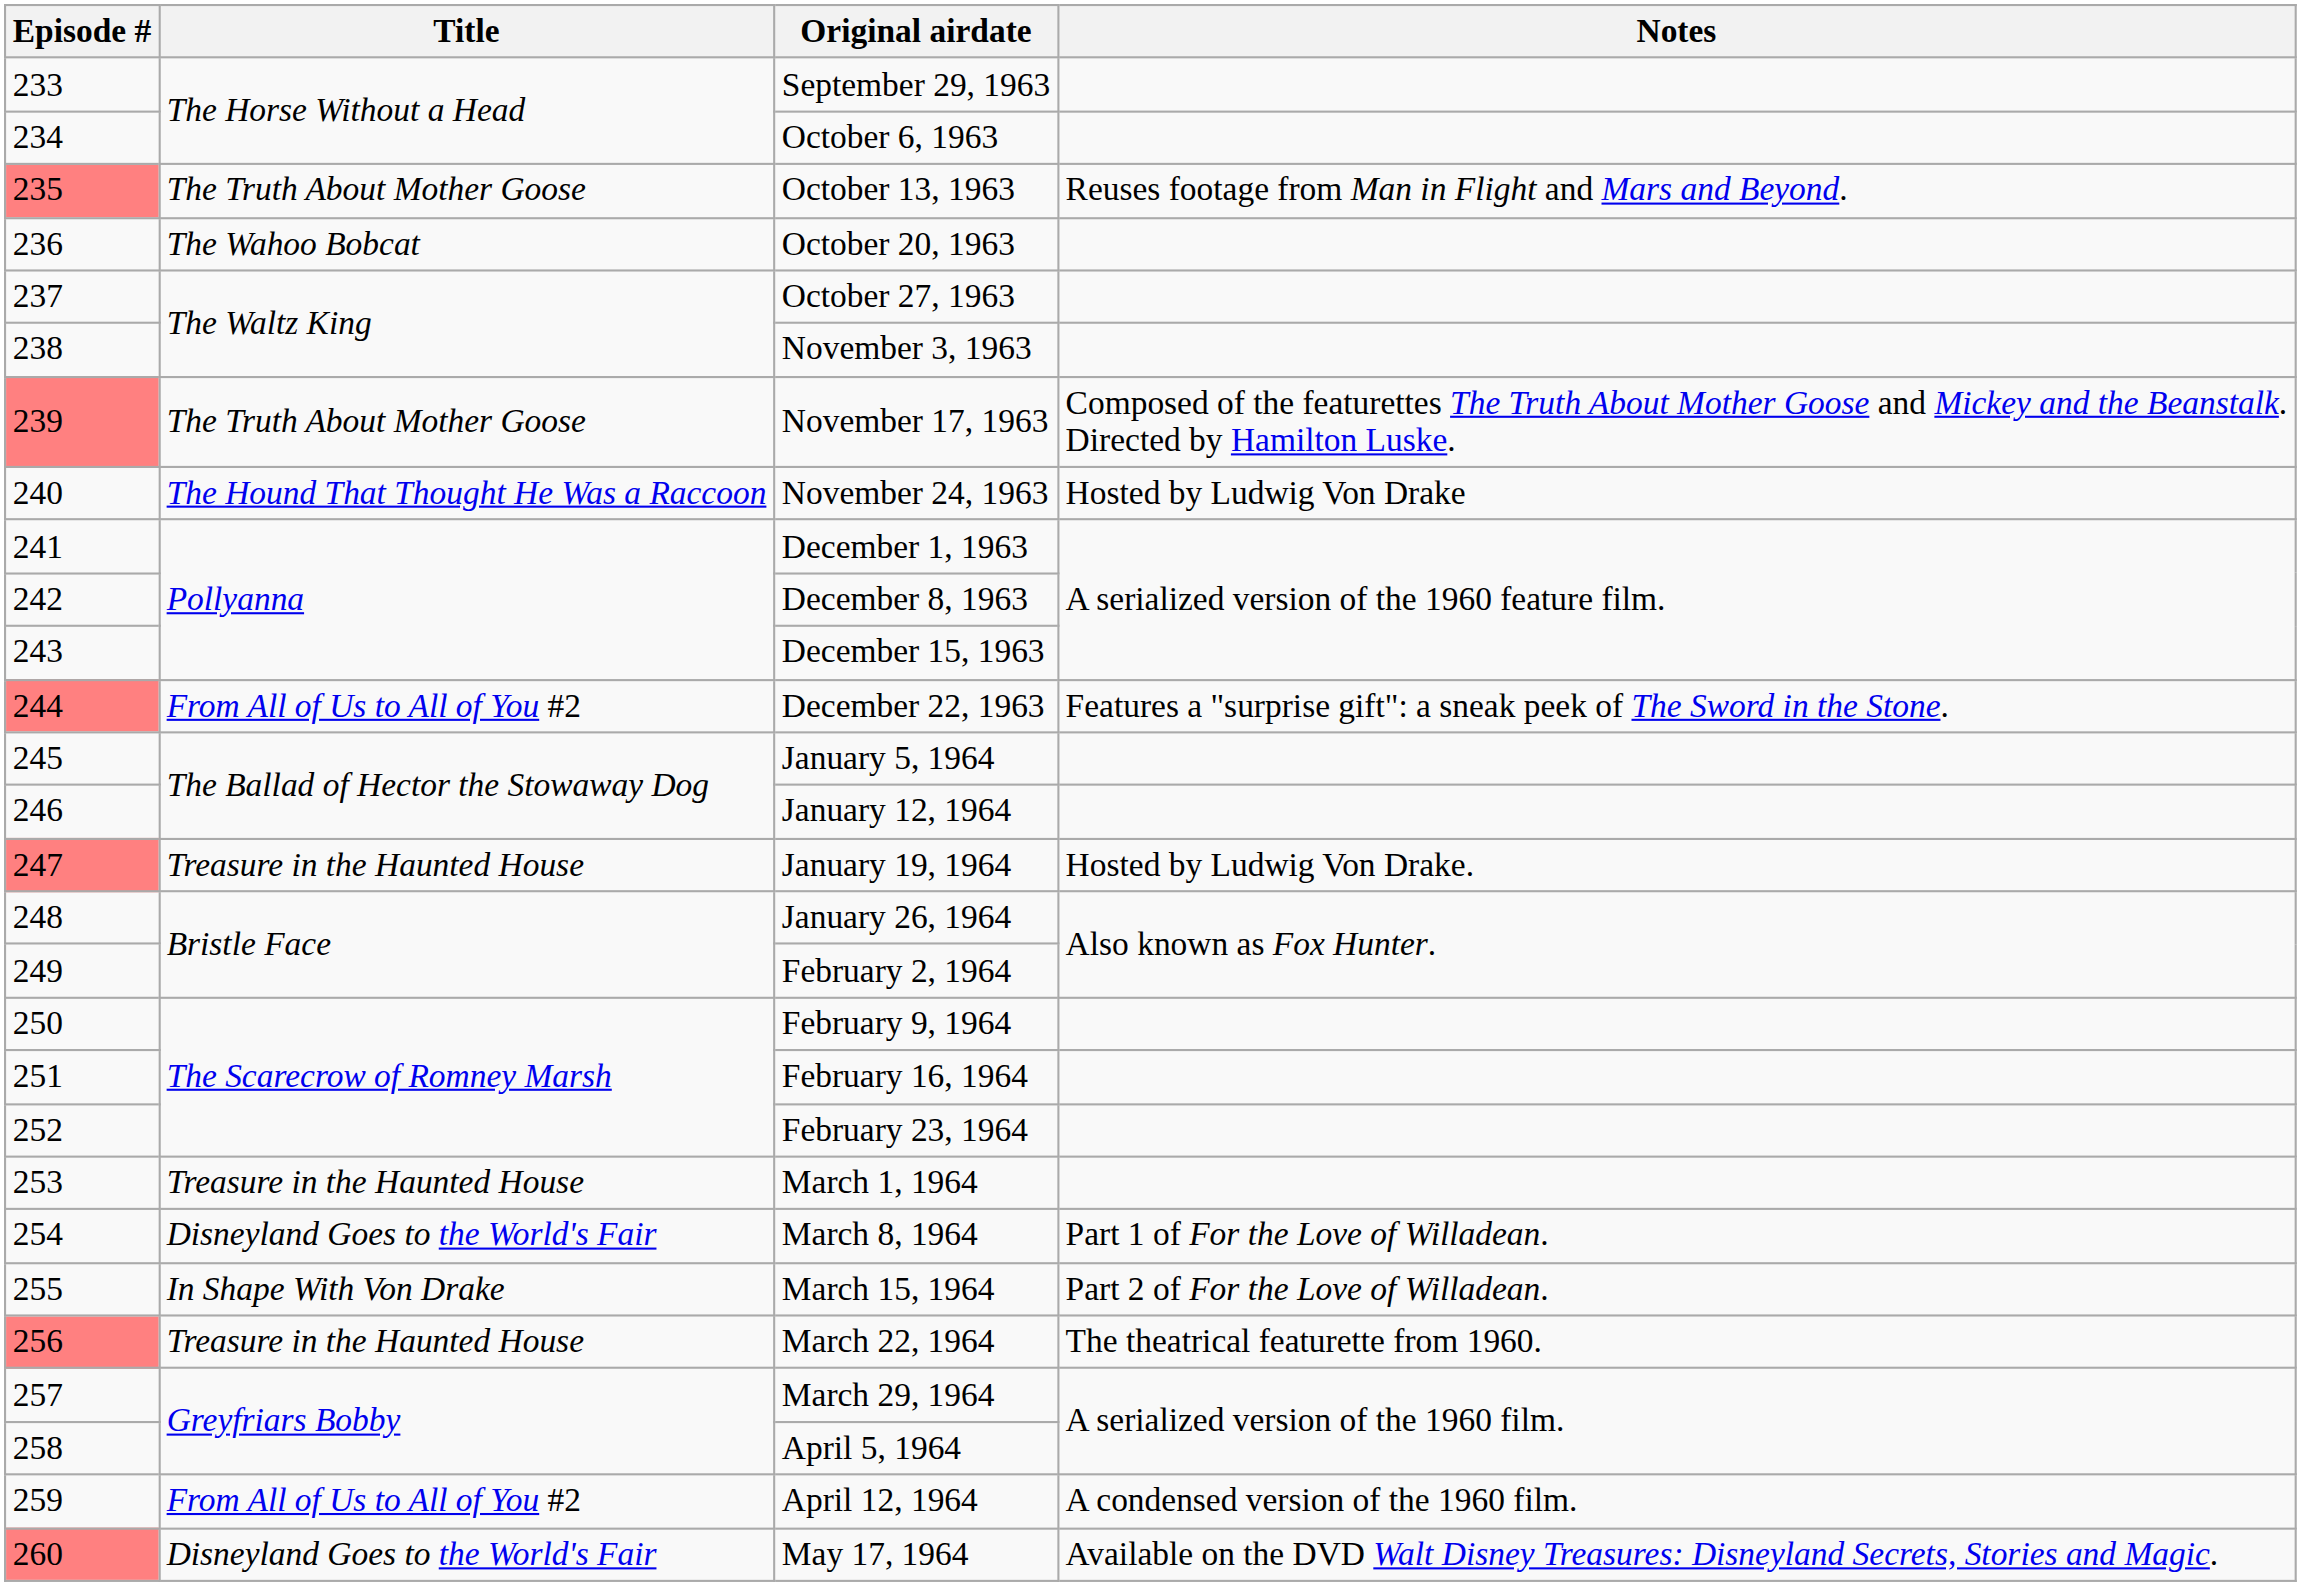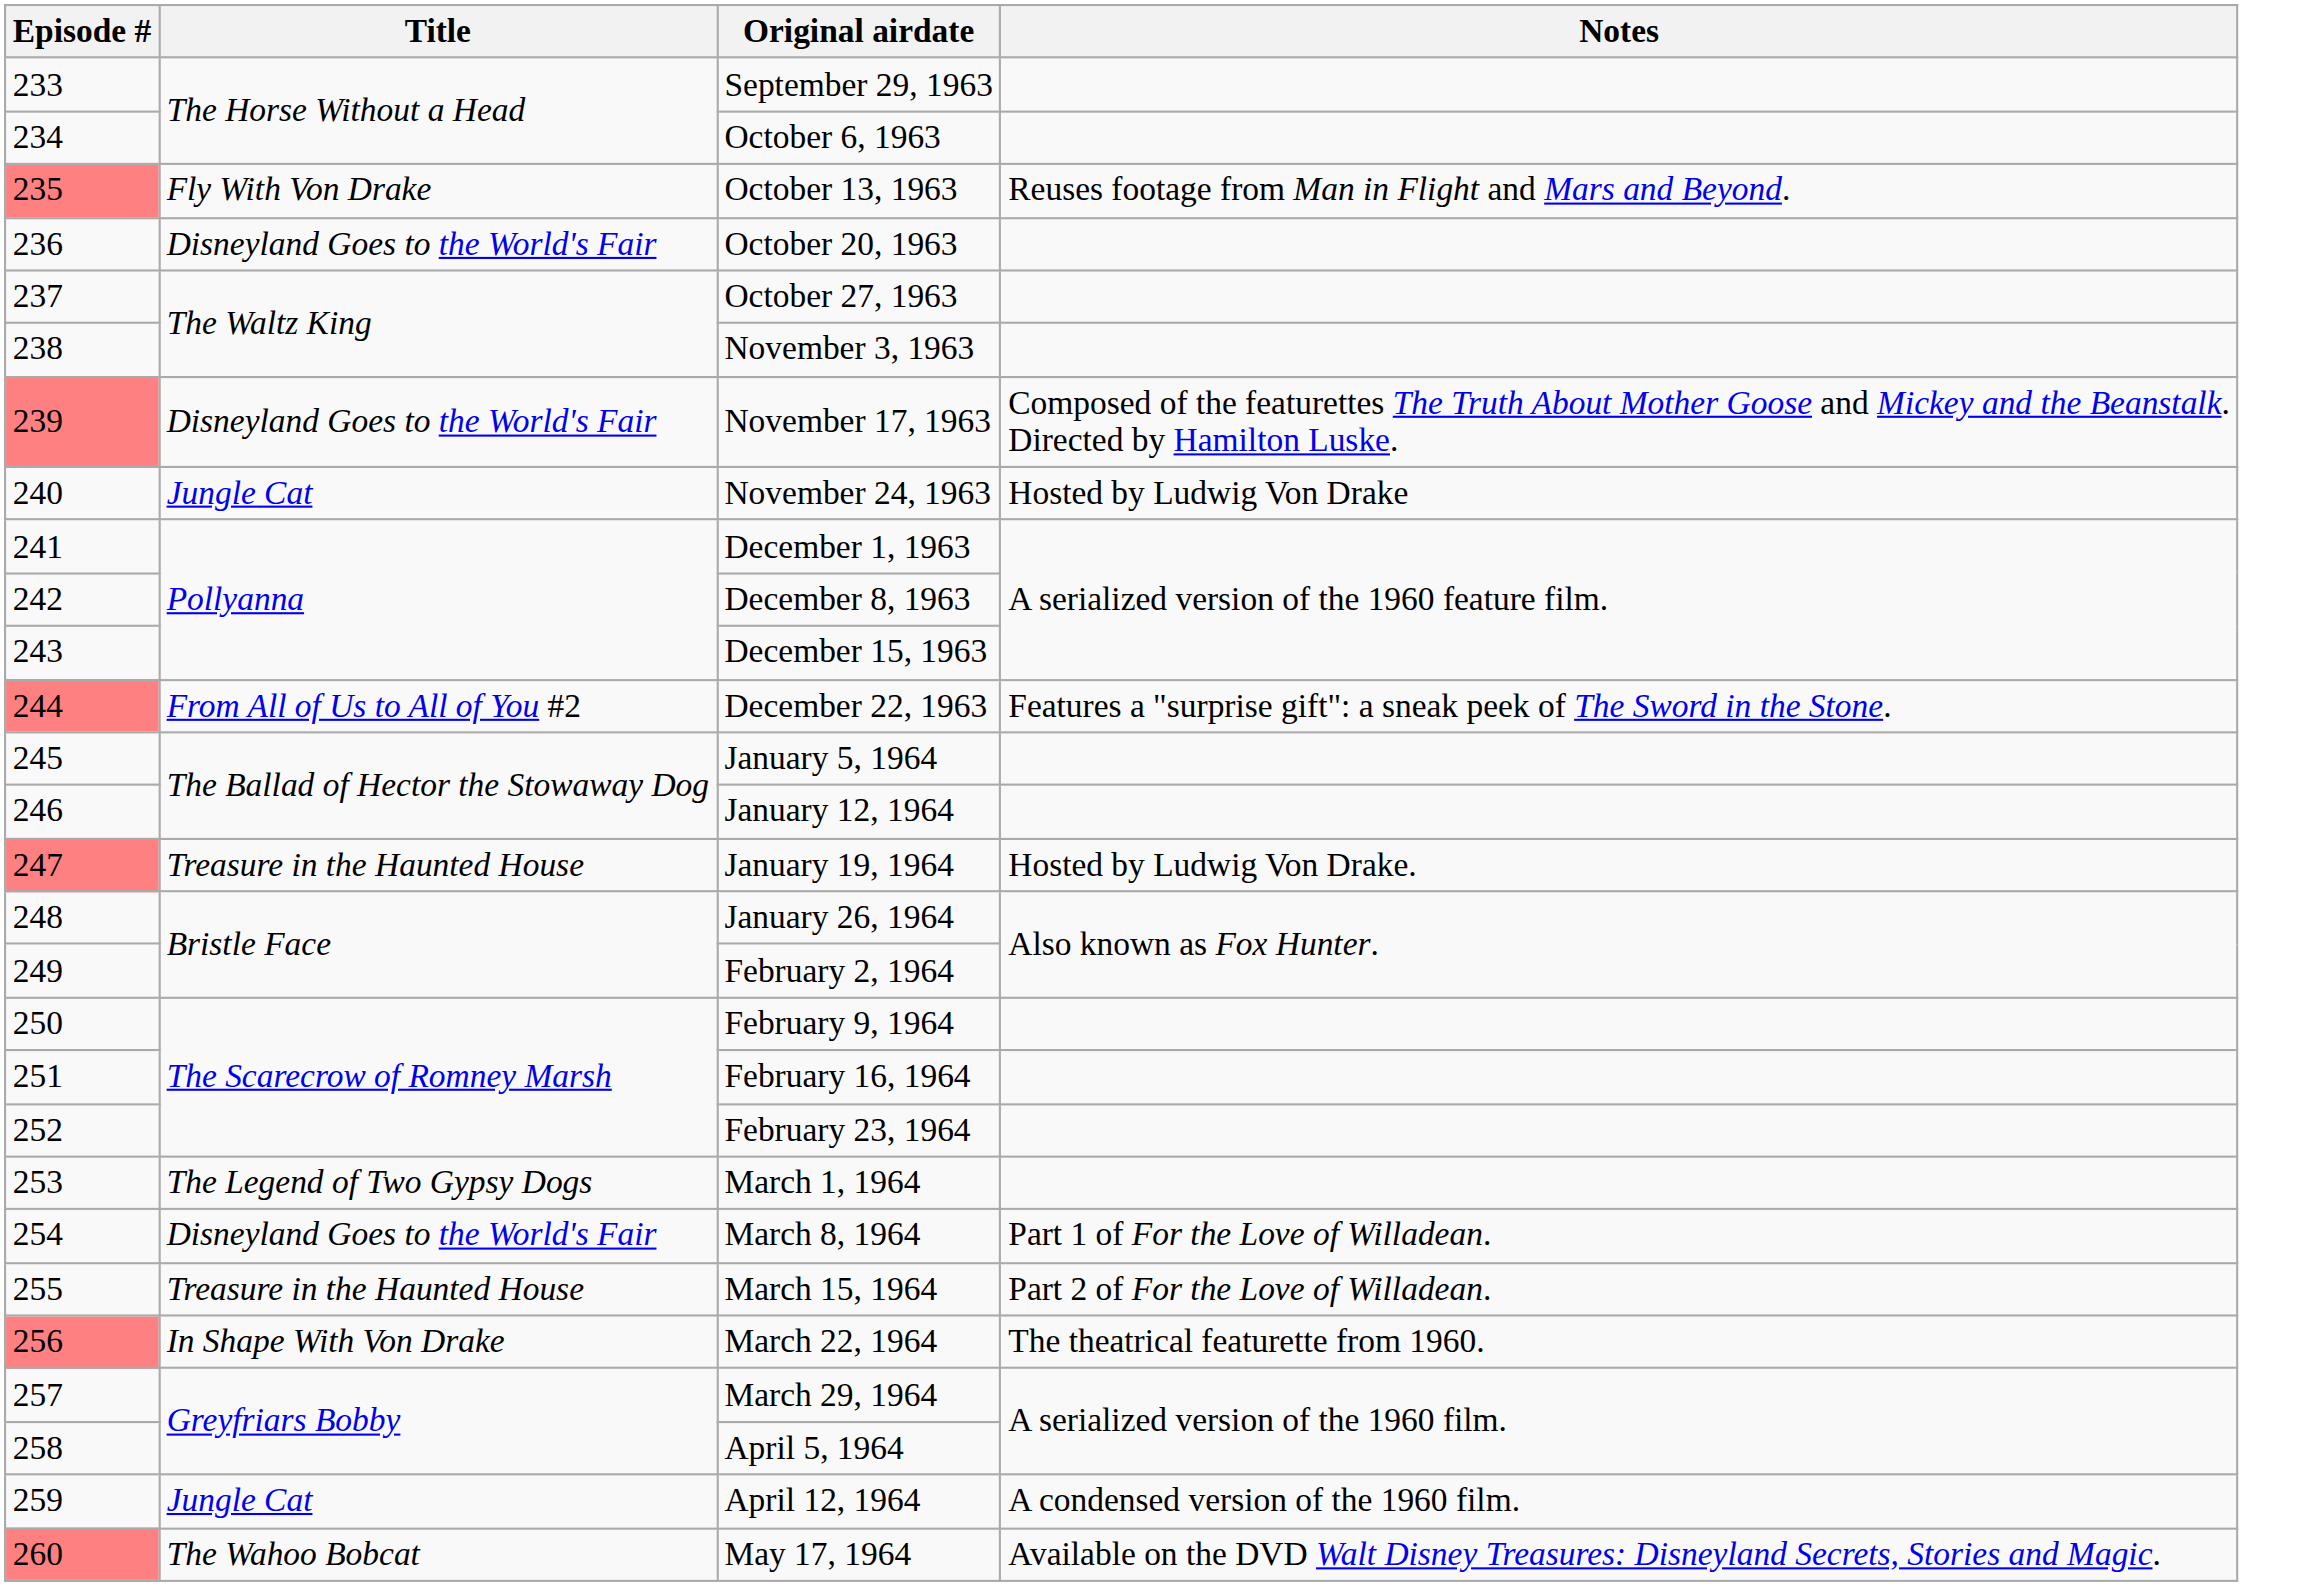(376, 190) The Truth About Mother Goose -> (299, 190) Fly With Von Drake
(293, 243) The Wahoo Bobcat -> (412, 243) Disneyland Goes to the World's Fair
(376, 421) The Truth About Mother Goose -> (412, 421) Disneyland Goes to the World's Fair
(467, 492) The Hound That Thought He Was a Raccoon -> (240, 492) Jungle Cat
(375, 1182) Treasure in the Haunted House -> (379, 1182) The Legend of Two Gypsy Dogs
(336, 1288) In Shape With Von Drake -> (375, 1288) Treasure in the Haunted House
(375, 1341) Treasure in the Haunted House -> (336, 1341) In Shape With Von Drake
(374, 1500) From All of Us to All of You #2 -> (240, 1500) Jungle Cat
(412, 1553) Disneyland Goes to the World's Fair -> (293, 1553) The Wahoo Bobcat
